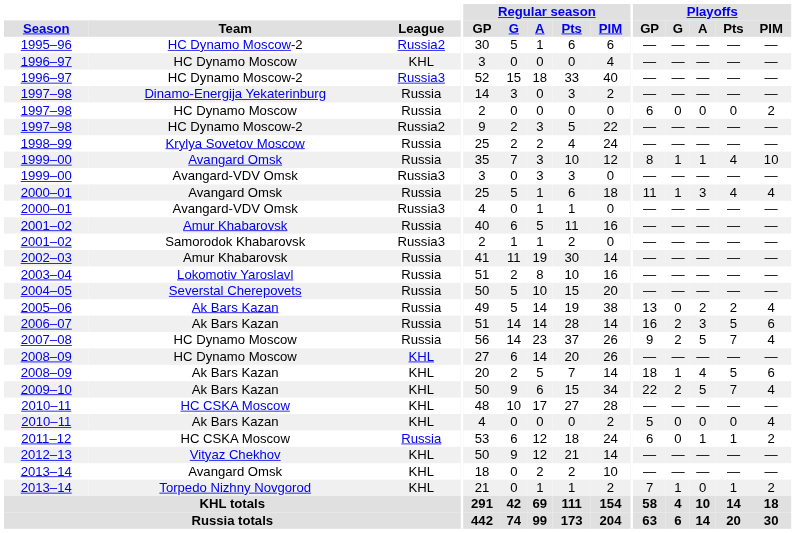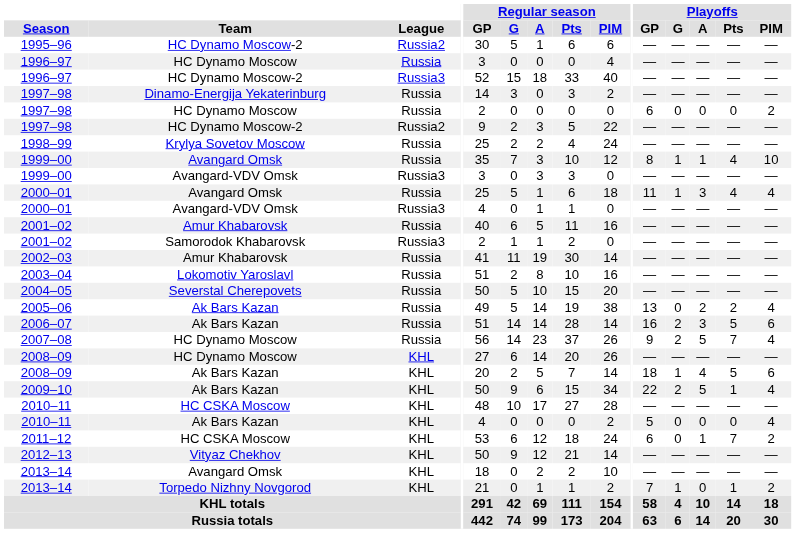(421, 61) KHL -> (421, 61) Russia
(733, 389) 7 -> (733, 389) 1
(421, 438) Russia -> (421, 438) KHL
(733, 438) 1 -> (733, 438) 7
